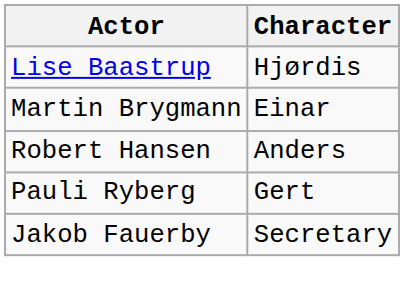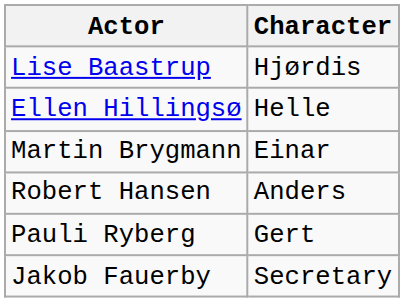+ row: (126, 109)
